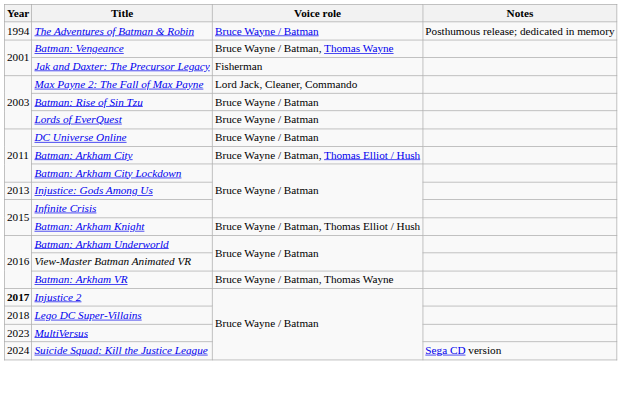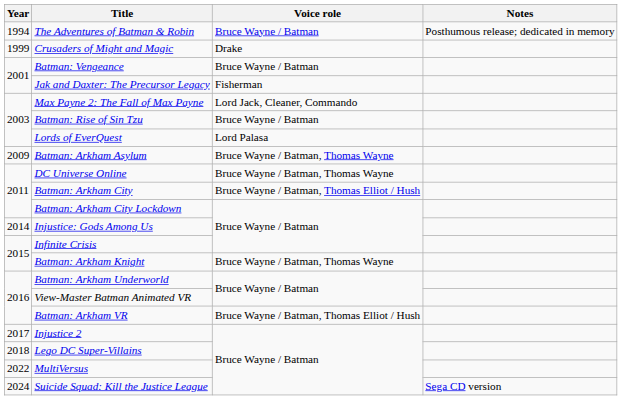+ row: (104, 48)
(304, 48) Bruce Wayne / Batman, Thomas Wayne -> (267, 66) Bruce Wayne / Batman
(267, 119) Bruce Wayne / Batman -> (242, 137) Lord Palasa
+ row: (91, 155)
(267, 137) Bruce Wayne / Batman -> (304, 173) Bruce Wayne / Batman, Thomas Wayne
(18, 191) 2013 -> (18, 226) 2014
(318, 226) Bruce Wayne / Batman, Thomas Elliot / Hush -> (304, 262) Bruce Wayne / Batman, Thomas Wayne
(304, 279) Bruce Wayne / Batman, Thomas Wayne -> (318, 315) Bruce Wayne / Batman, Thomas Elliot / Hush
(18, 297) bold -> (18, 333) normal
(18, 333) 2023 -> (18, 368) 2022
